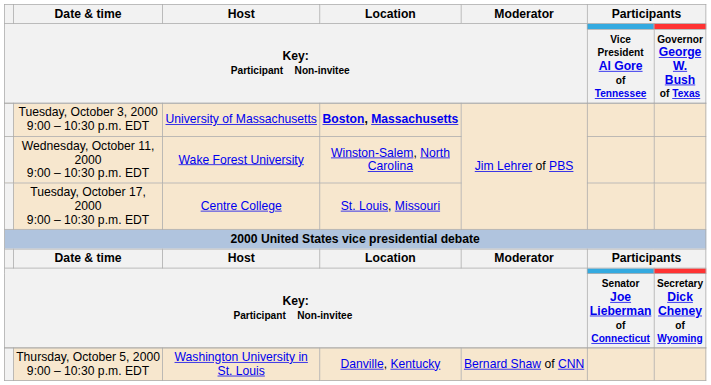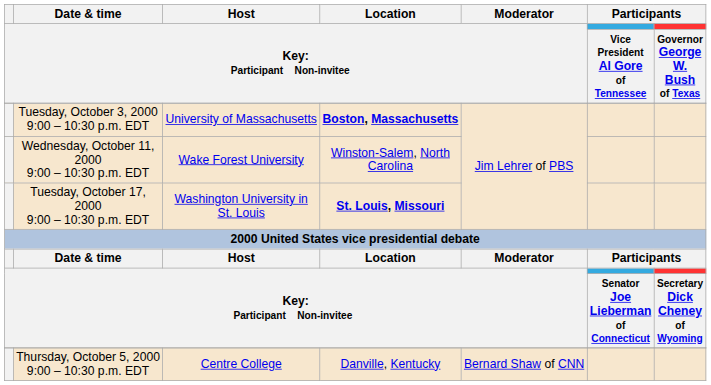(241, 206) Centre College -> (241, 206) Washington University in St. Louis
(390, 206) normal -> (390, 206) bold
(241, 364) Washington University in St. Louis -> (241, 364) Centre College
